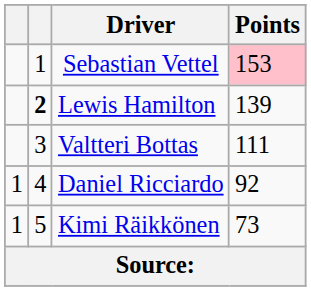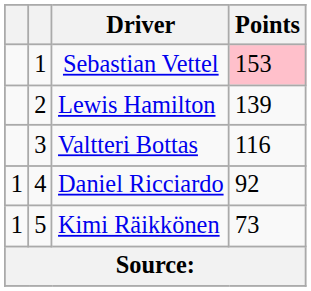(40, 104) bold -> (40, 104) normal
(252, 144) 111 -> (253, 144) 116
